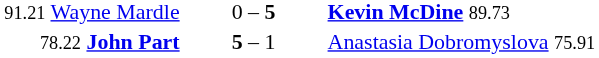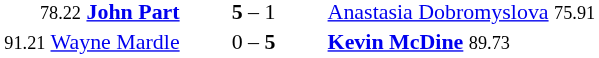rows swapped: (110, 41) <-> (92, 11)
